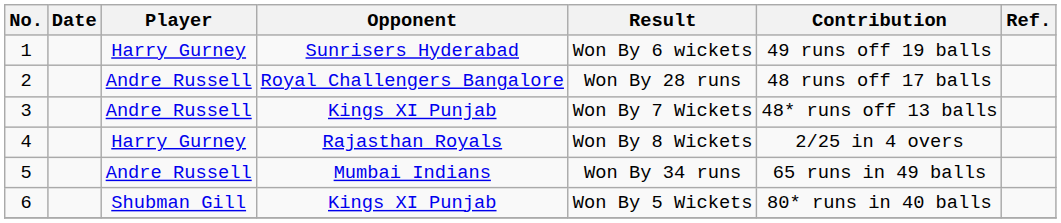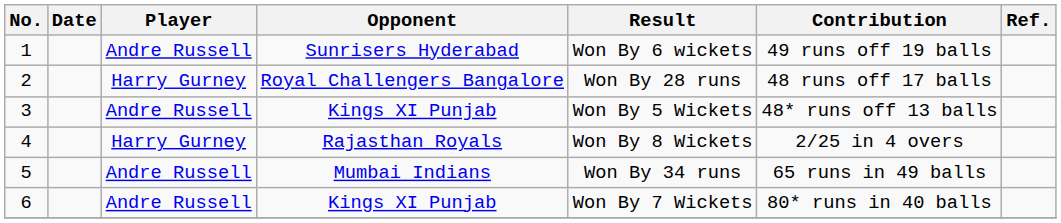(179, 50) Harry Gurney -> (179, 50) Andre Russell
(179, 81) Andre Russell -> (179, 81) Harry Gurney
(663, 112) Won By 7 Wickets -> (663, 112) Won By 5 Wickets
(179, 203) Shubman Gill -> (179, 203) Andre Russell
(663, 203) Won By 5 Wickets -> (663, 203) Won By 7 Wickets
